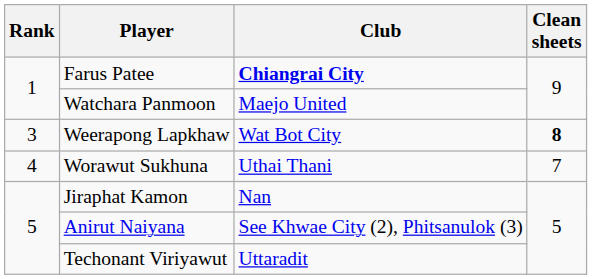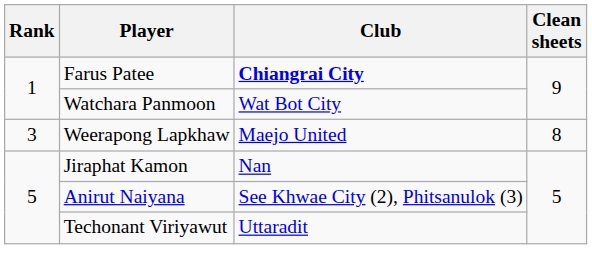(293, 103) Maejo United -> (290, 103) Wat Bot City
(290, 134) Wat Bot City -> (293, 134) Maejo United
(557, 134) bold -> (557, 134) normal
- row: (136, 165)
